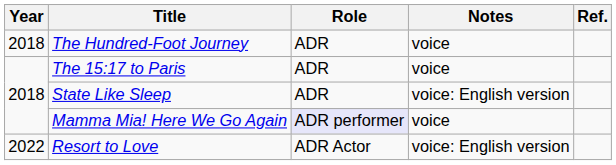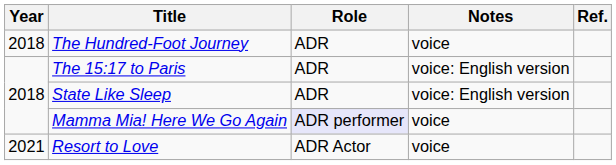(431, 69) voice -> (491, 69) voice: English version
(26, 146) 2022 -> (26, 146) 2021
(491, 146) voice: English version -> (431, 146) voice
